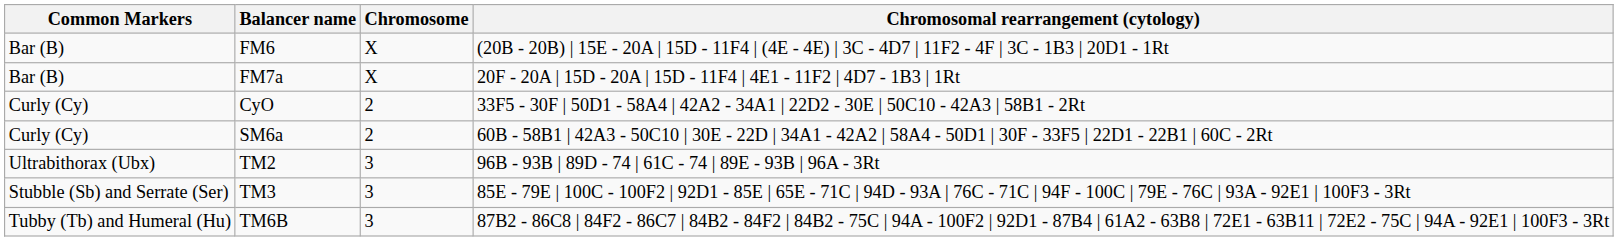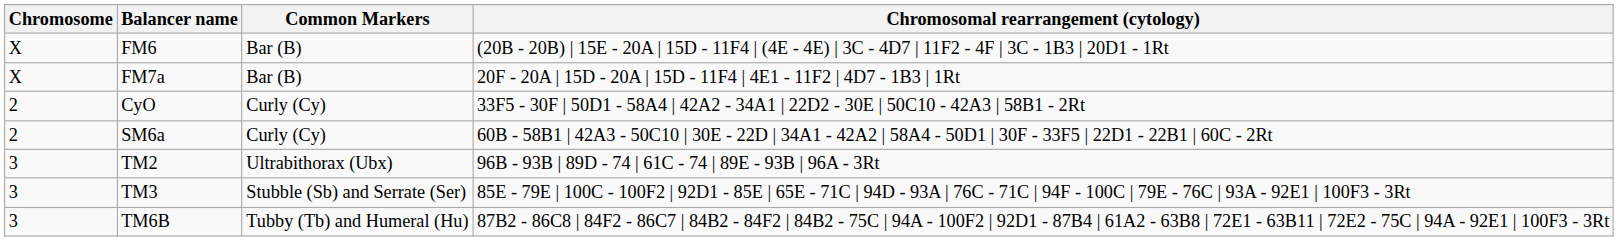columns swapped: (417, 18) <-> (120, 18)
